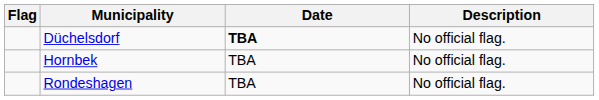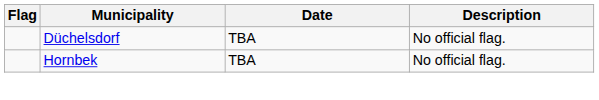(243, 38) bold -> (242, 38) normal
- row: (88, 83)
